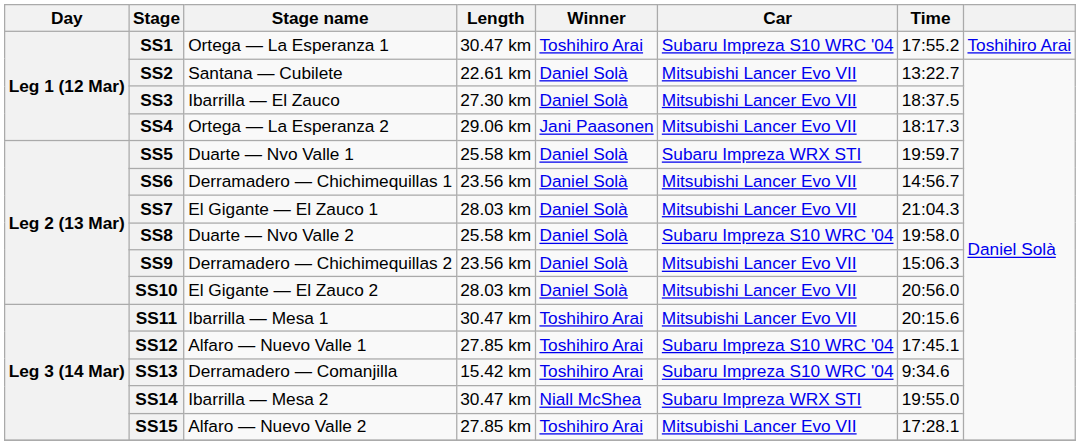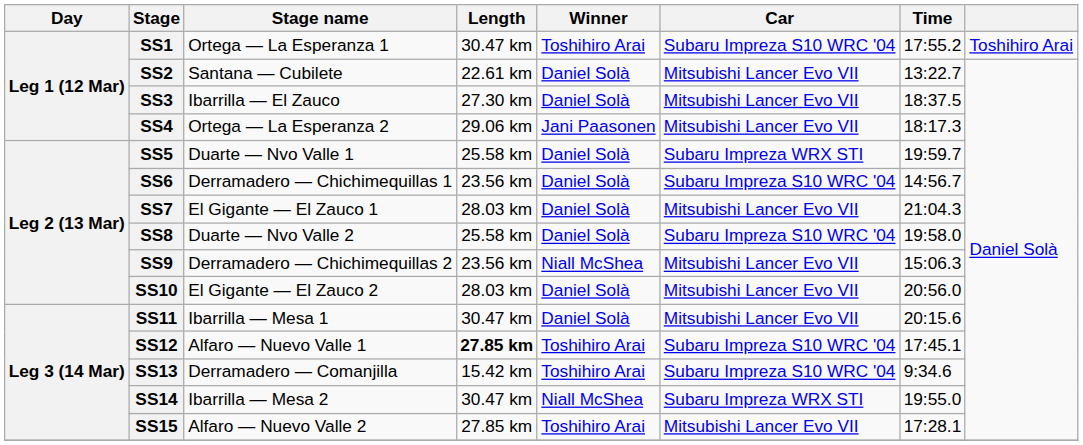(759, 181) Mitsubishi Lancer Evo VII -> (780, 181) Subaru Impreza S10 WRC '04
(584, 263) Daniel Solà -> (592, 263) Niall McShea
(591, 317) Toshihiro Arai -> (586, 317) Daniel Solà
(496, 345) normal -> (497, 345) bold
